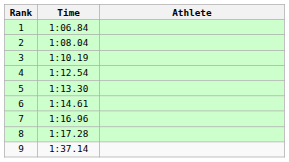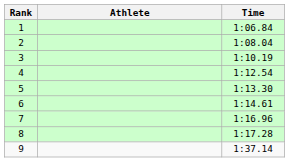columns swapped: (192, 12) <-> (69, 12)
